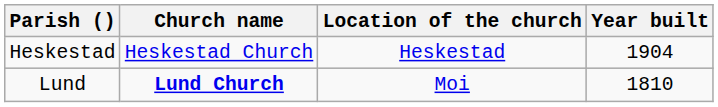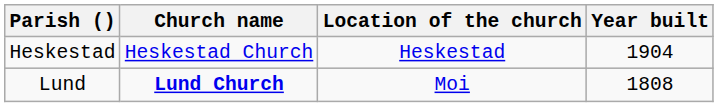(650, 85) 1810 -> (650, 85) 1808
